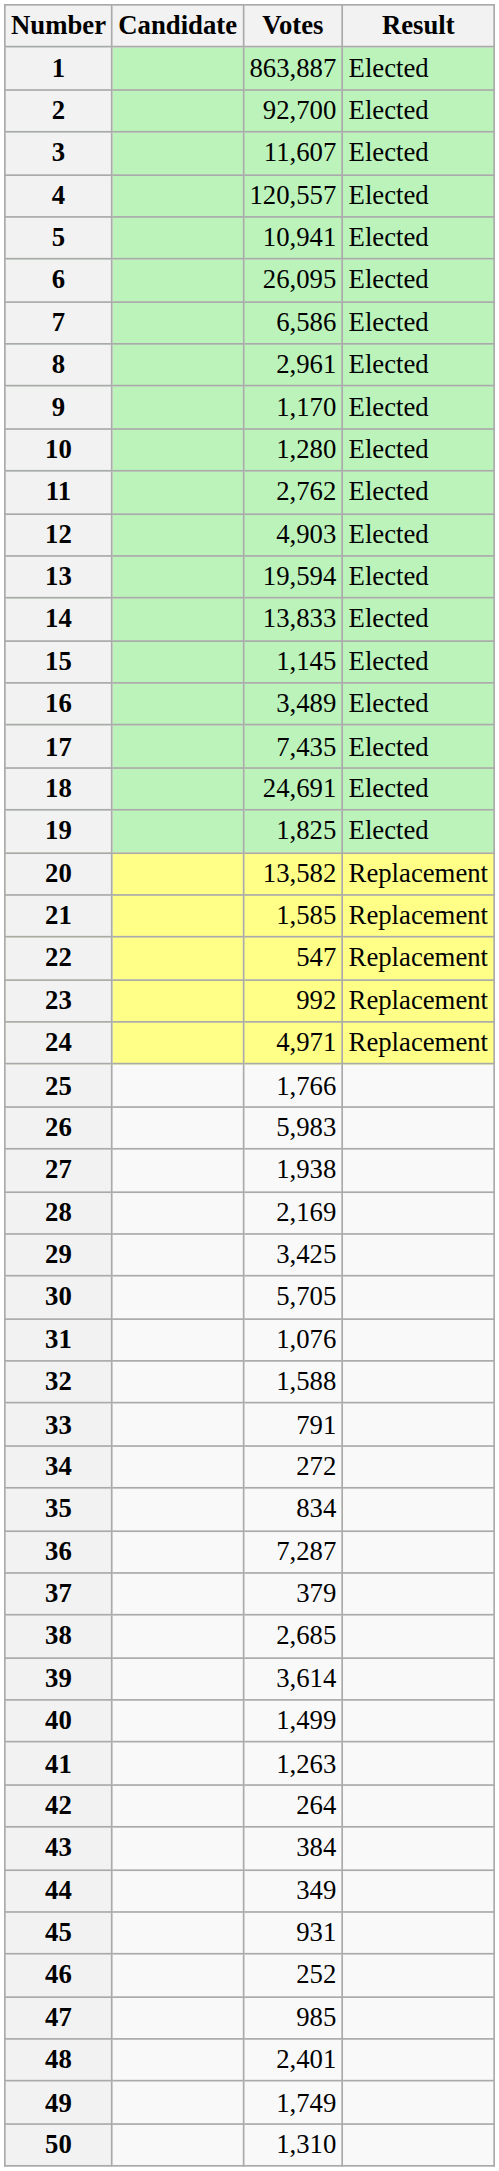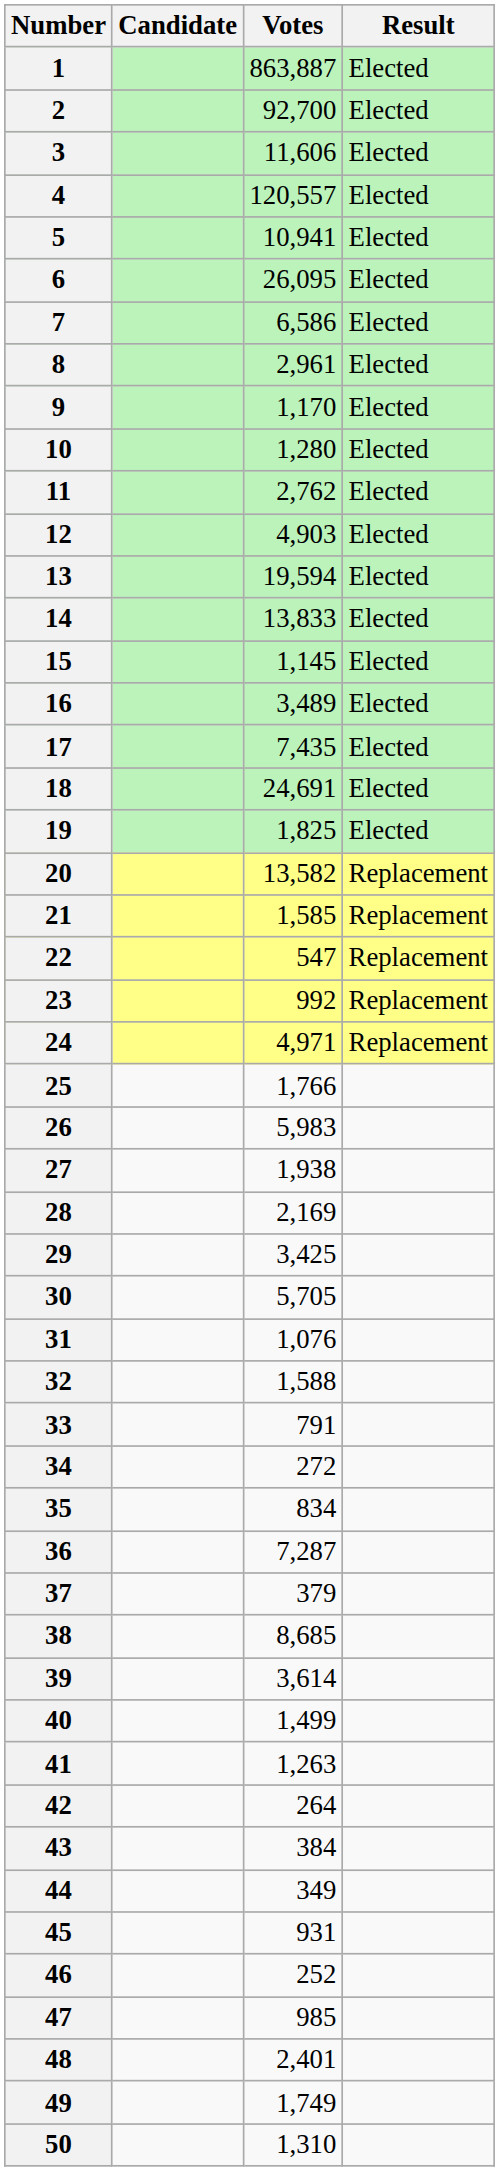(300, 152) 11,607 -> (300, 152) 11,606
(306, 1635) 2,685 -> (306, 1635) 8,685
